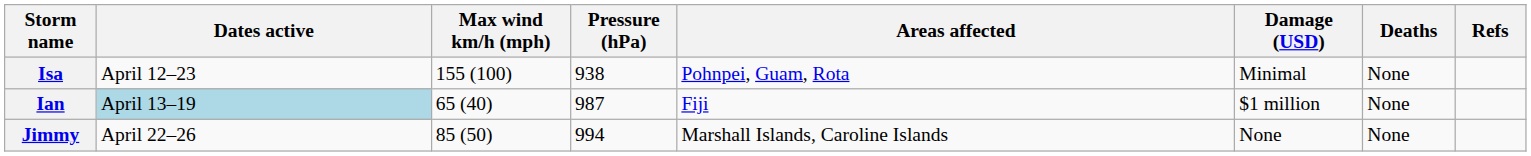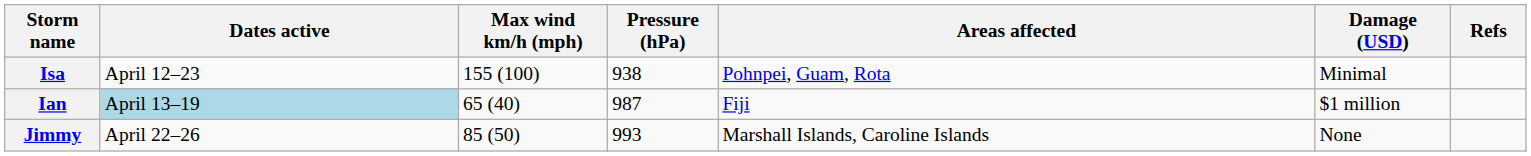- column: (1409, 30)
(590, 134) 994 -> (627, 134) 993
